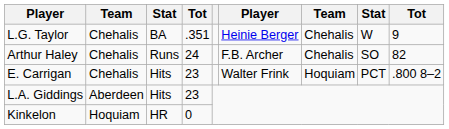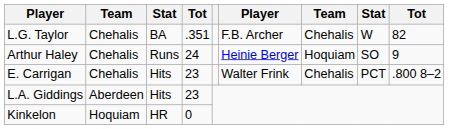(260, 34) Heinie Berger -> (252, 34) F.B. Archer
(395, 34) 9 -> (399, 34) 82
(252, 54) F.B. Archer -> (260, 54) Heinie Berger
(329, 54) Chehalis -> (330, 54) Hoquiam
(399, 54) 82 -> (395, 54) 9
(330, 74) Hoquiam -> (329, 74) Chehalis
